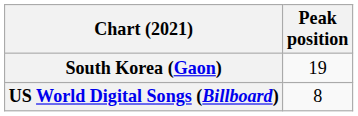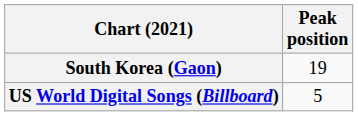(318, 96) 8 -> (318, 96) 5
